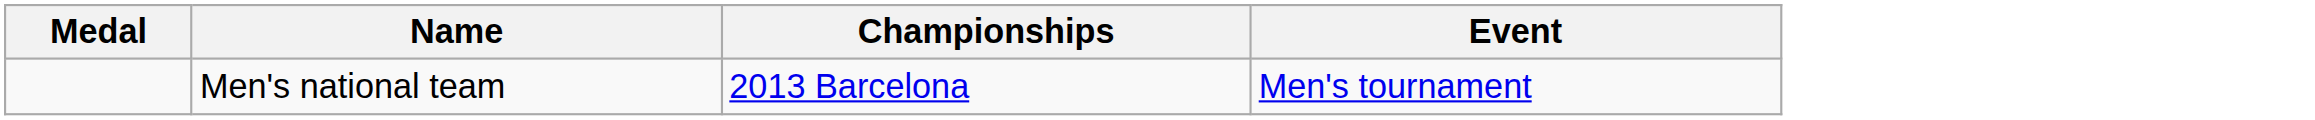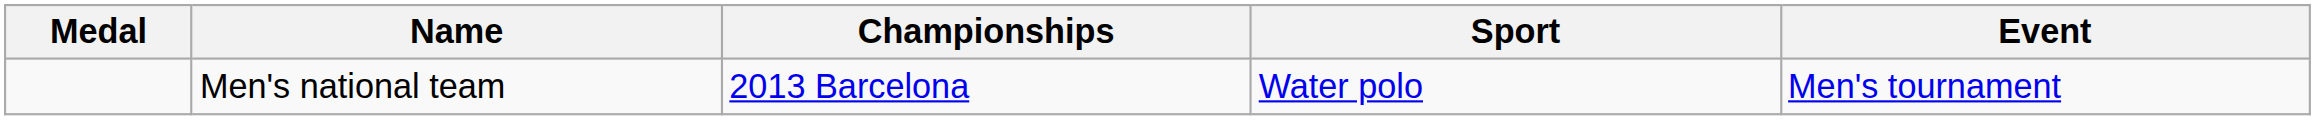+ column: (1516, 31)
